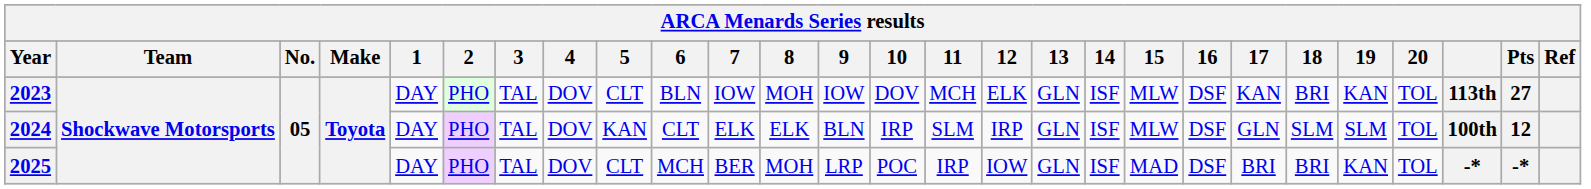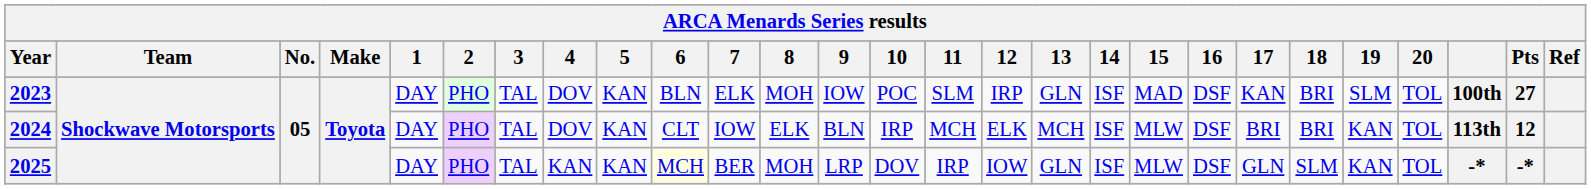(625, 93) CLT -> (625, 93) KAN
(735, 93) IOW -> (735, 93) ELK
(897, 93) DOV -> (897, 93) POC
(953, 93) MCH -> (953, 93) SLM
(1007, 93) ELK -> (1007, 93) IRP
(1154, 93) MLW -> (1159, 93) MAD
(1366, 93) KAN -> (1370, 93) SLM
(1472, 93) 113th -> (1477, 93) 100th
(735, 129) ELK -> (735, 129) IOW
(953, 129) SLM -> (953, 129) MCH
(1007, 129) IRP -> (1007, 129) ELK
(1059, 129) GLN -> (1061, 129) MCH
(1259, 129) GLN -> (1263, 129) BRI
(1312, 129) SLM -> (1317, 129) BRI
(1366, 129) SLM -> (1370, 129) KAN
(1472, 129) 100th -> (1477, 129) 113th
(570, 165) DOV -> (570, 165) KAN
(625, 165) CLT -> (625, 165) KAN
(680, 165) no background -> (680, 165) lightyellow background
(897, 165) POC -> (897, 165) DOV
(1154, 165) MAD -> (1159, 165) MLW
(1259, 165) BRI -> (1263, 165) GLN
(1312, 165) BRI -> (1317, 165) SLM
